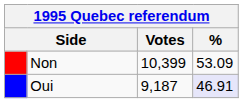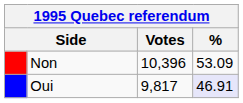(163, 63) 10,399 -> (163, 63) 10,396
(159, 86) 9,187 -> (159, 86) 9,817
